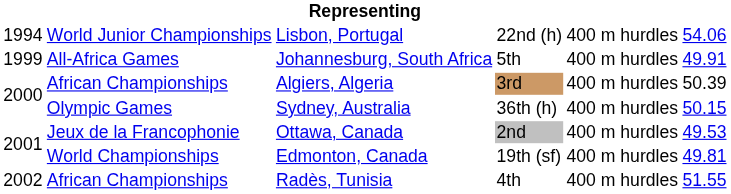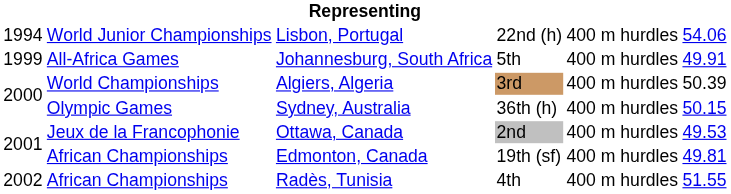(137, 83) African Championships -> (133, 83) World Championships
(133, 156) World Championships -> (137, 156) African Championships
